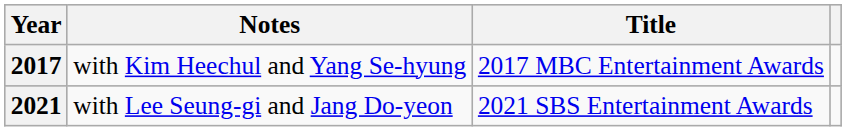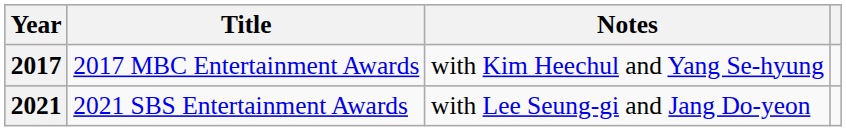columns swapped: (651, 24) <-> (270, 24)
